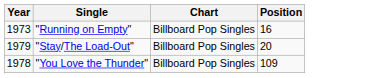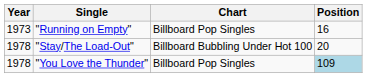(19, 47) 1979 -> (19, 47) 1978
(204, 47) Billboard Pop Singles -> (233, 47) Billboard Bubbling Under Hot 100
(269, 64) no background -> (326, 64) lightblue background
